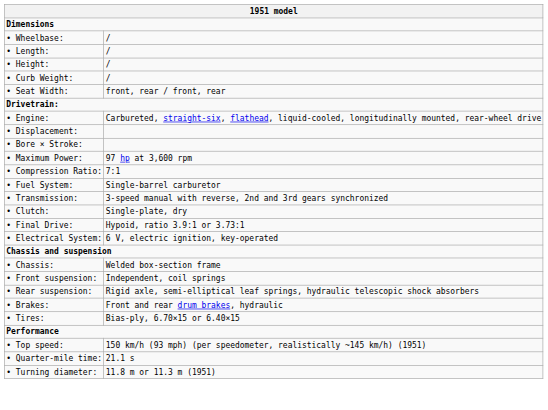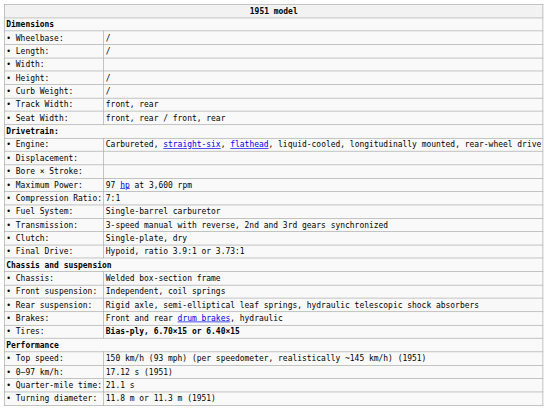+ row: (25, 64)
+ row: (40, 104)
- row: (54, 238)
(173, 318) normal -> (173, 332) bold
+ row: (35, 372)
